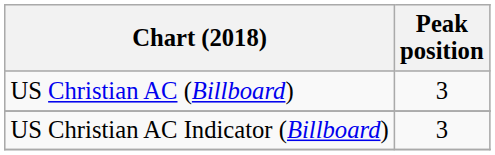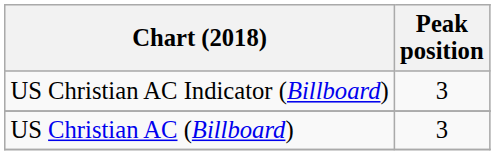rows swapped: (152, 90) <-> (200, 129)
